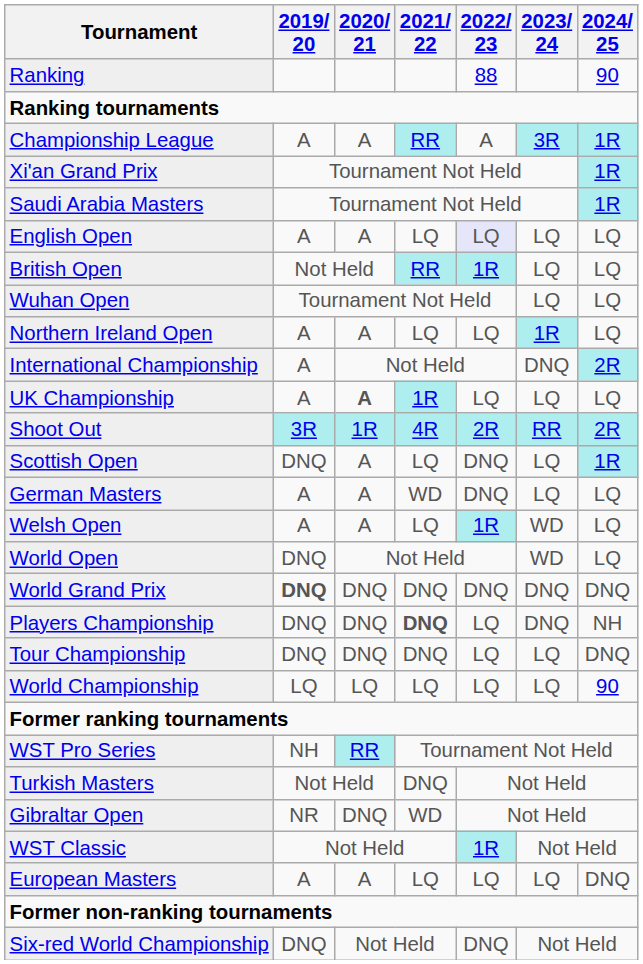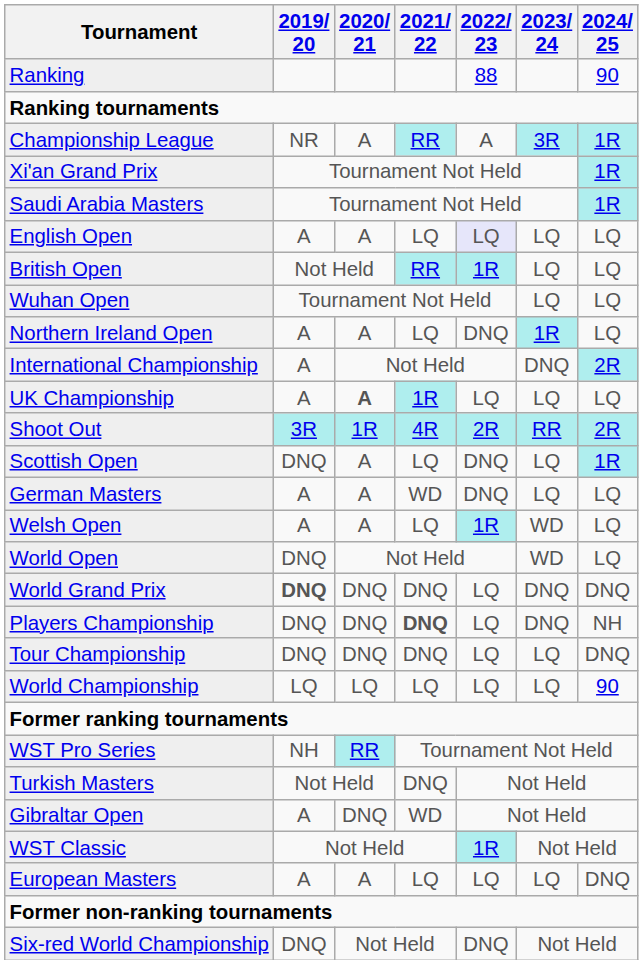(304, 139) A -> (304, 139) NR
(486, 332) LQ -> (486, 332) DNQ
(486, 590) DNQ -> (486, 590) LQ
(304, 815) NR -> (304, 815) A
